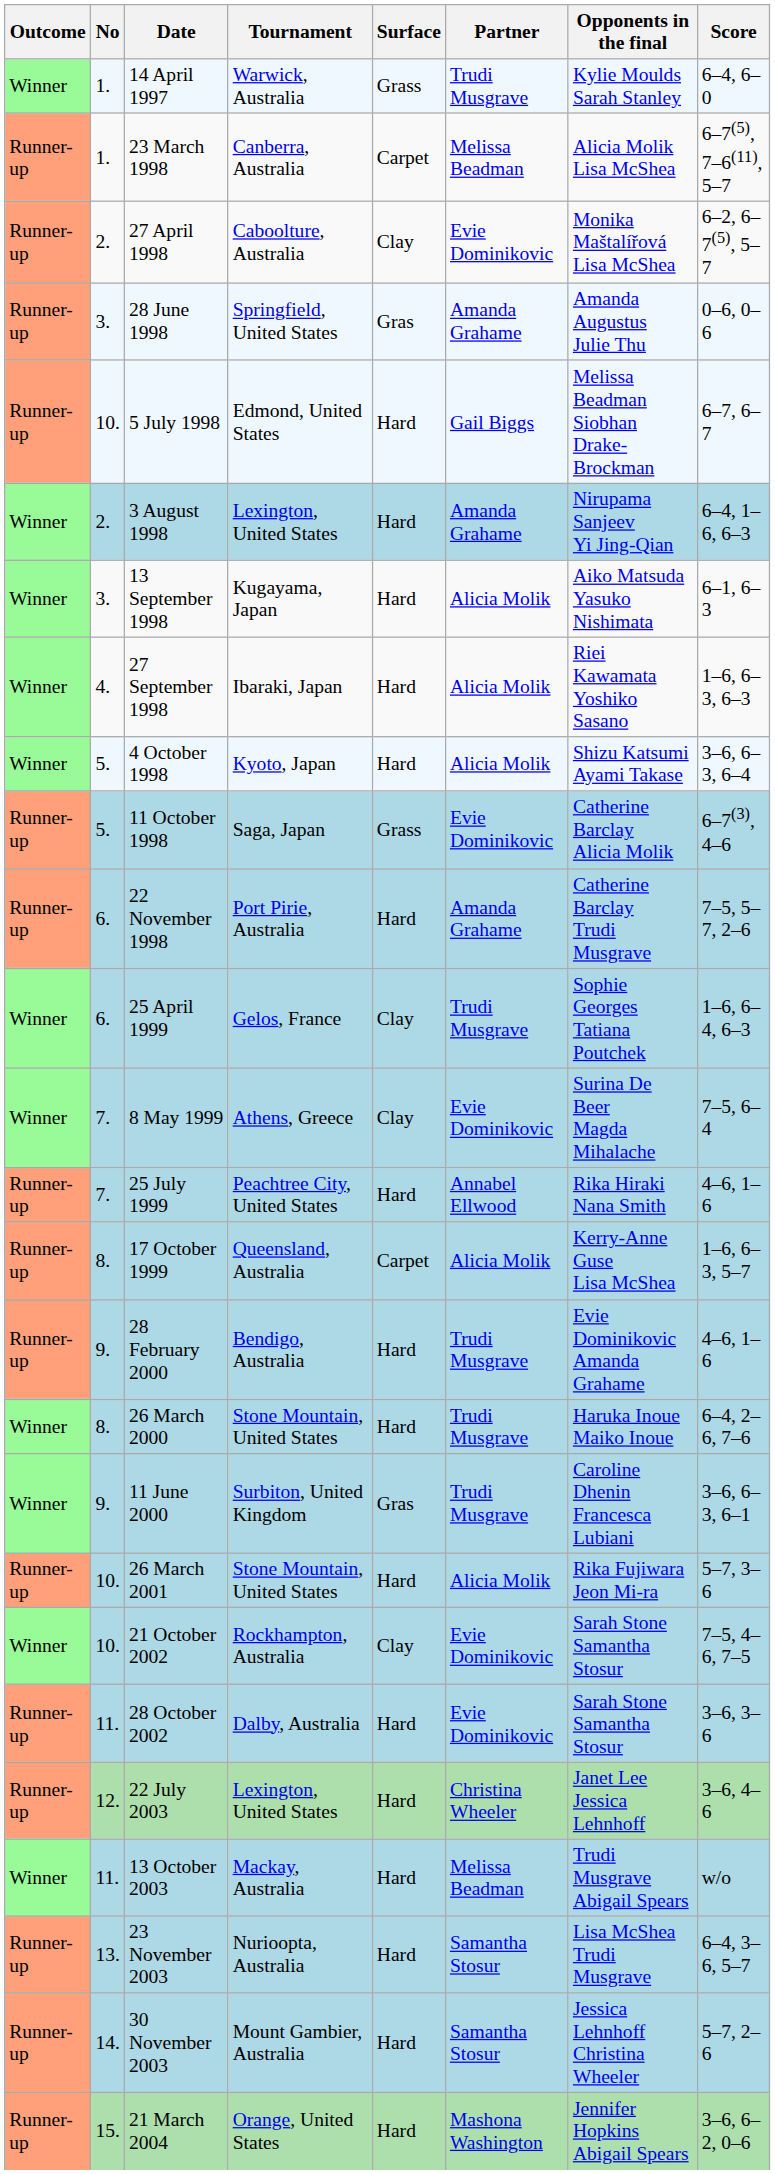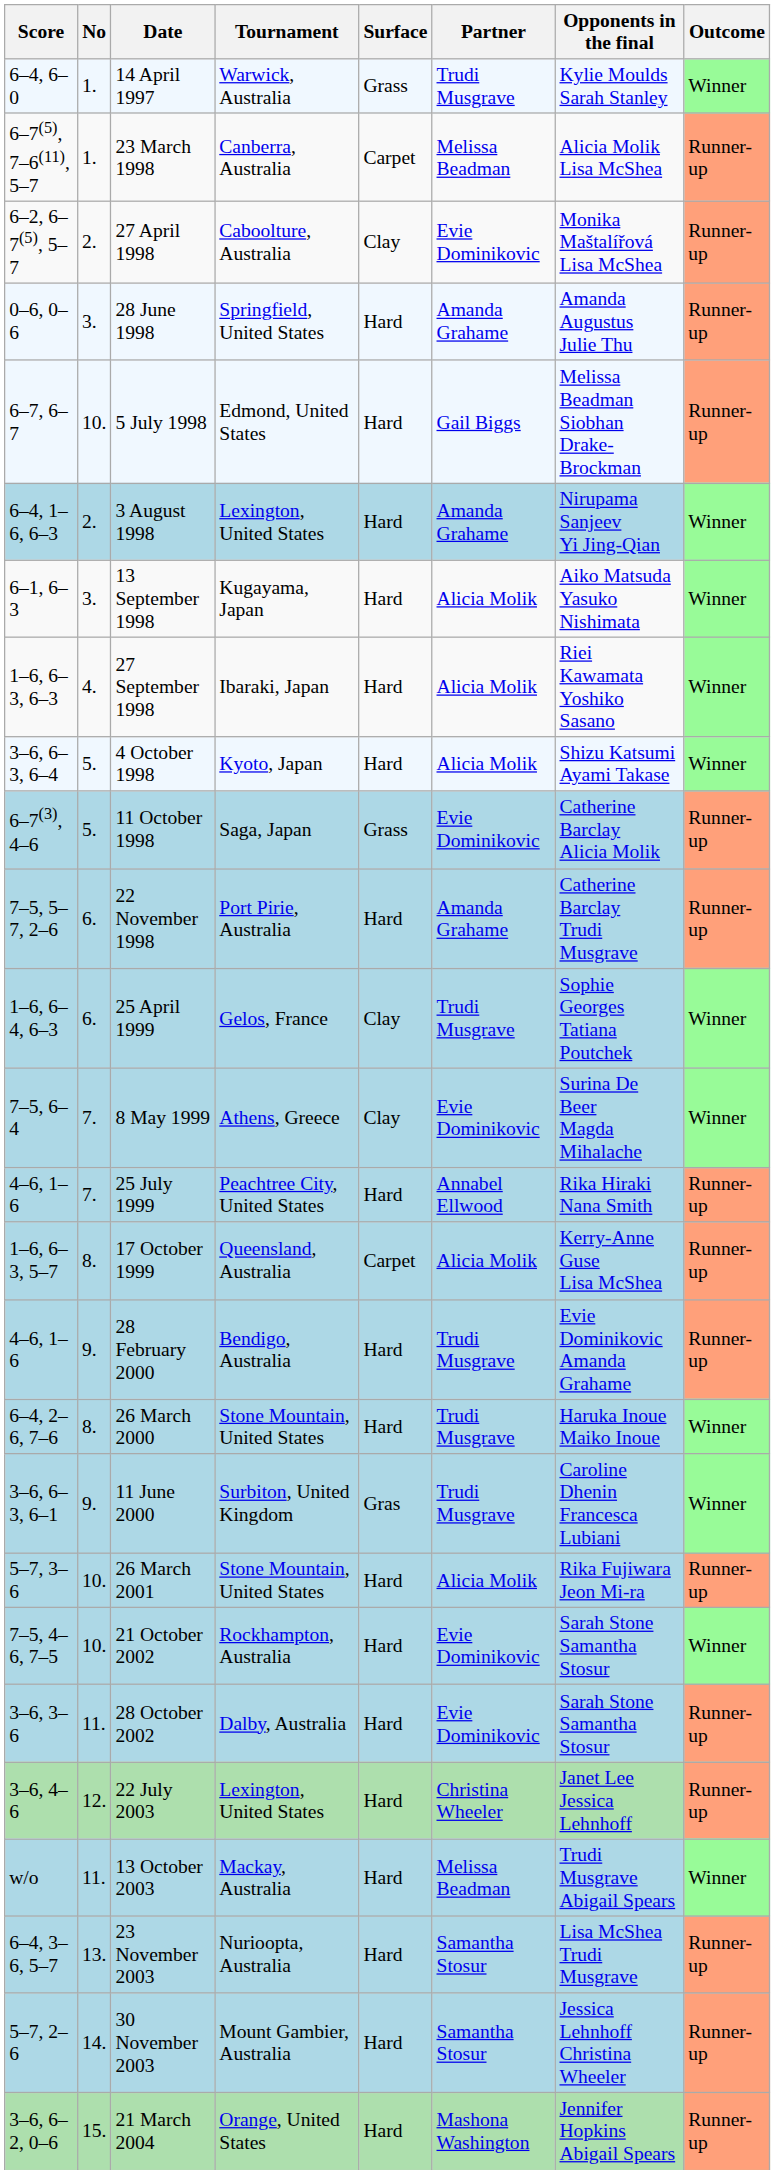columns swapped: (48, 31) <-> (734, 31)
(395, 321) Gras -> (383, 321) Hard
(395, 1645) Clay -> (383, 1645) Hard
